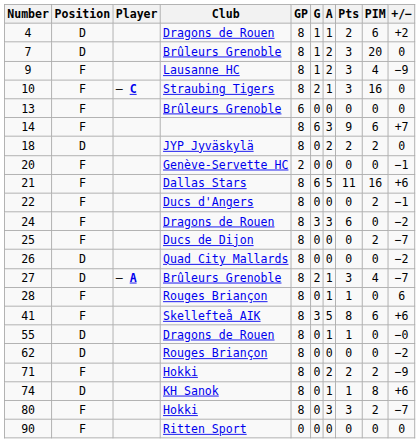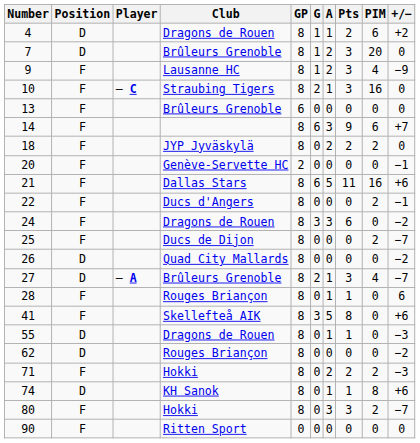(82, 146) D -> (82, 146) F
(375, 316) 6 -> (375, 316) 0
(402, 334) −0 -> (402, 334) −3
(402, 372) −9 -> (402, 372) −3
